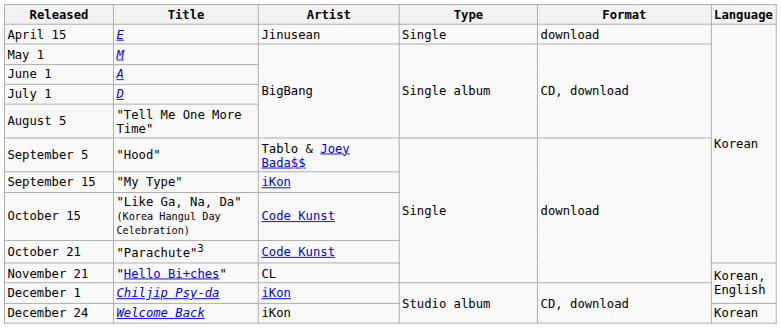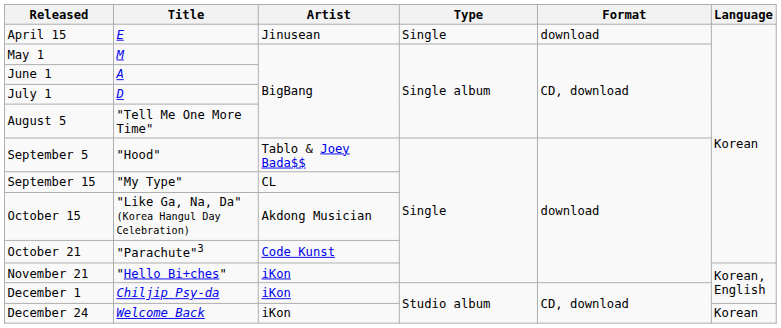(276, 182) iKon -> (269, 182) CL
(298, 216) Code Kunst -> (317, 216) Akdong Musician
(269, 273) CL -> (276, 273) iKon
